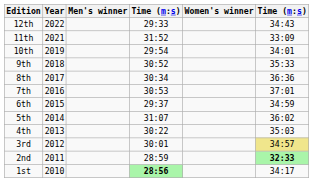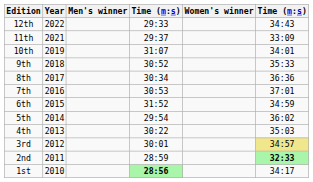(156, 38) 31:52 -> (156, 38) 29:37
(156, 51) 29:54 -> (156, 51) 31:07
(156, 104) 29:37 -> (156, 104) 31:52
(156, 118) 31:07 -> (156, 118) 29:54
